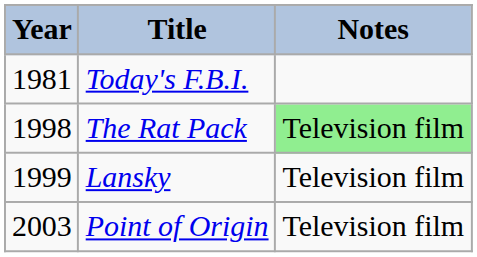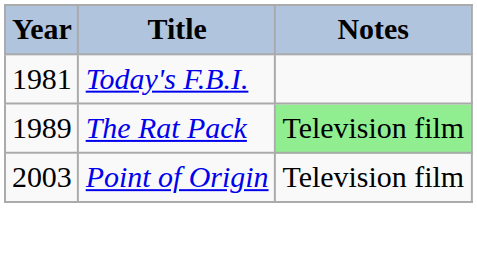(42, 128) 1998 -> (42, 128) 1989
- row: (128, 177)
